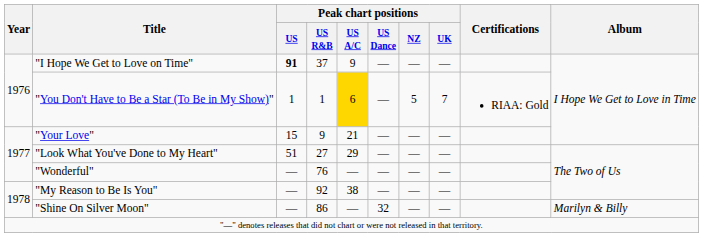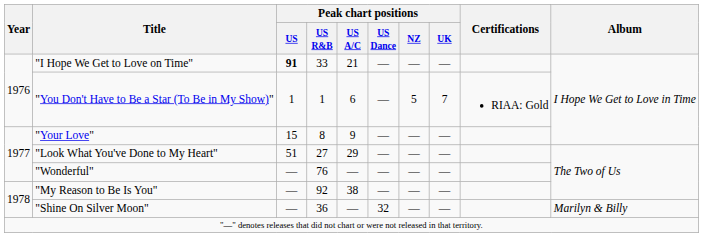(322, 63) 37 -> (322, 63) 33
(353, 63) 9 -> (353, 63) 21
(353, 99) gold background -> (353, 99) no background
(322, 135) 9 -> (322, 135) 8
(353, 135) 21 -> (353, 135) 9
(322, 208) 86 -> (322, 208) 36
